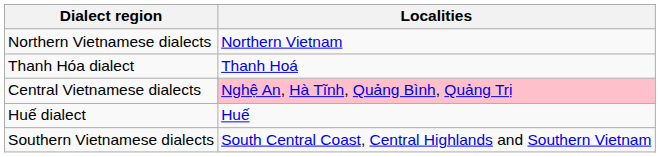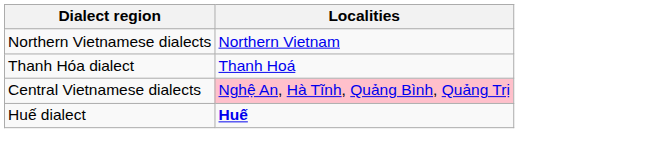(235, 115) normal -> (233, 115) bold
- row: (111, 139)
